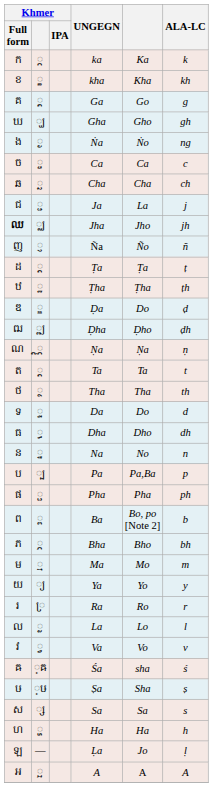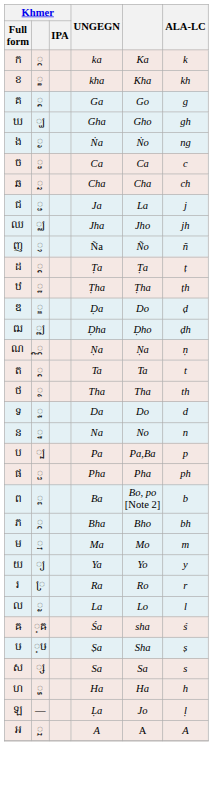(18, 225) bold -> (18, 225) normal
- row: (97, 432)
- row: (97, 647)
